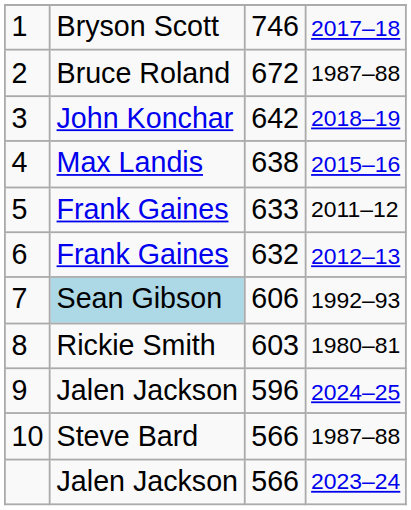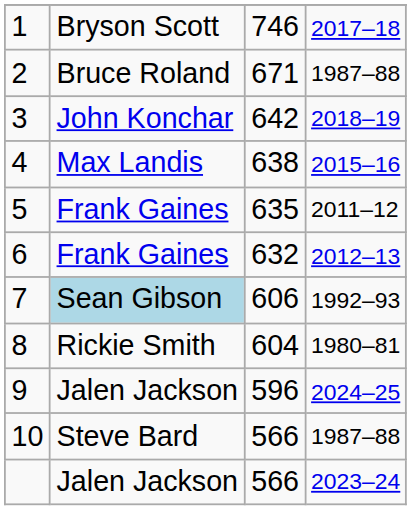(275, 72) 672 -> (275, 72) 671
(275, 208) 633 -> (275, 208) 635
(275, 345) 603 -> (275, 345) 604
